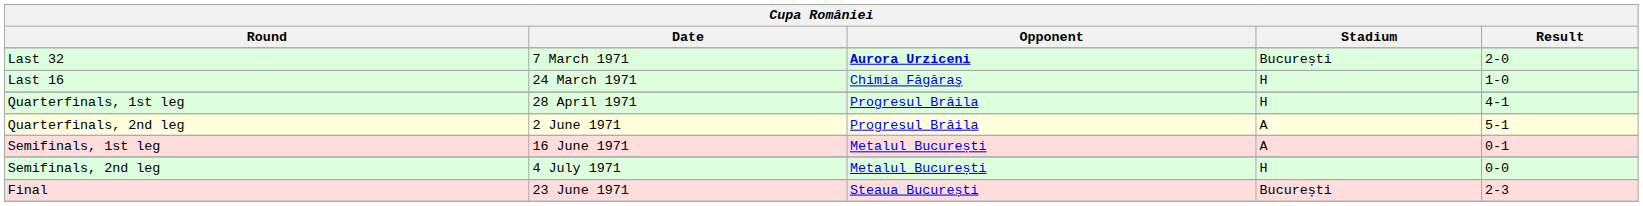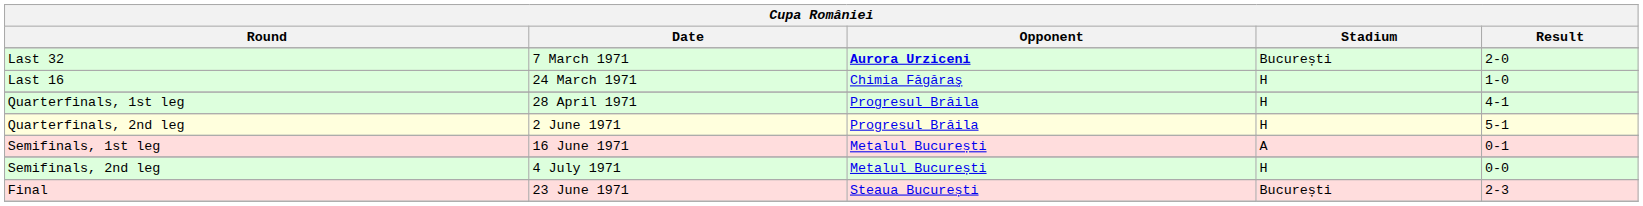(1264, 125) A -> (1264, 125) H
